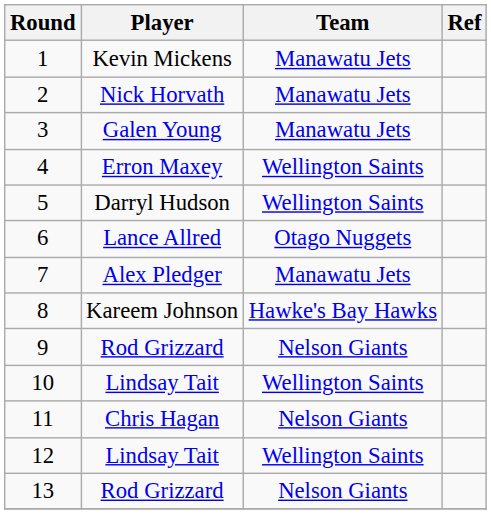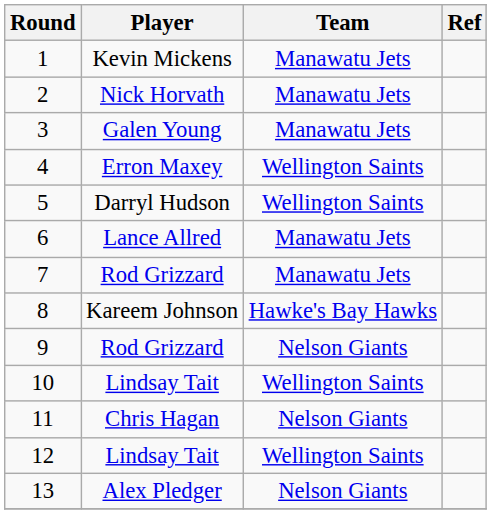(343, 238) Otago Nuggets -> (343, 238) Manawatu Jets
(162, 274) Alex Pledger -> (162, 274) Rod Grizzard
(162, 490) Rod Grizzard -> (162, 490) Alex Pledger
